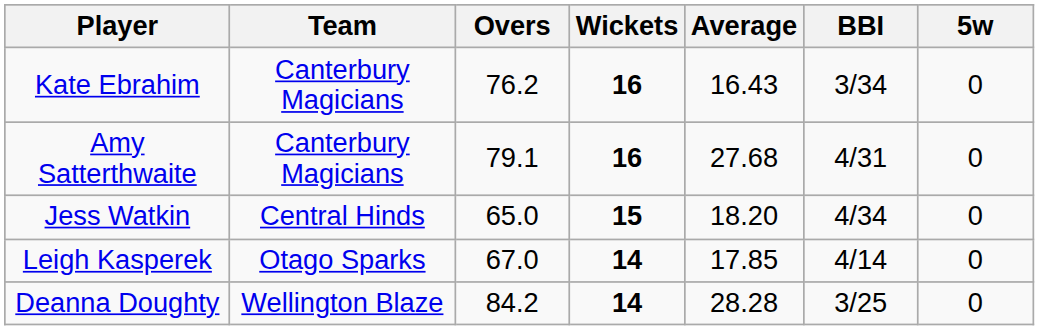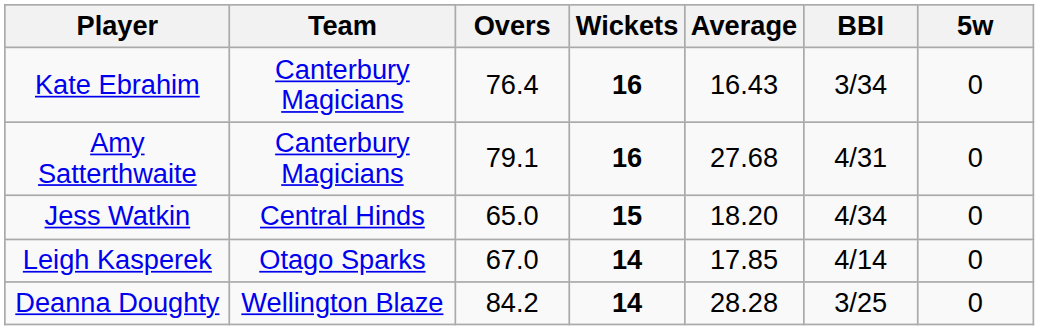(512, 84) 76.2 -> (512, 84) 76.4
